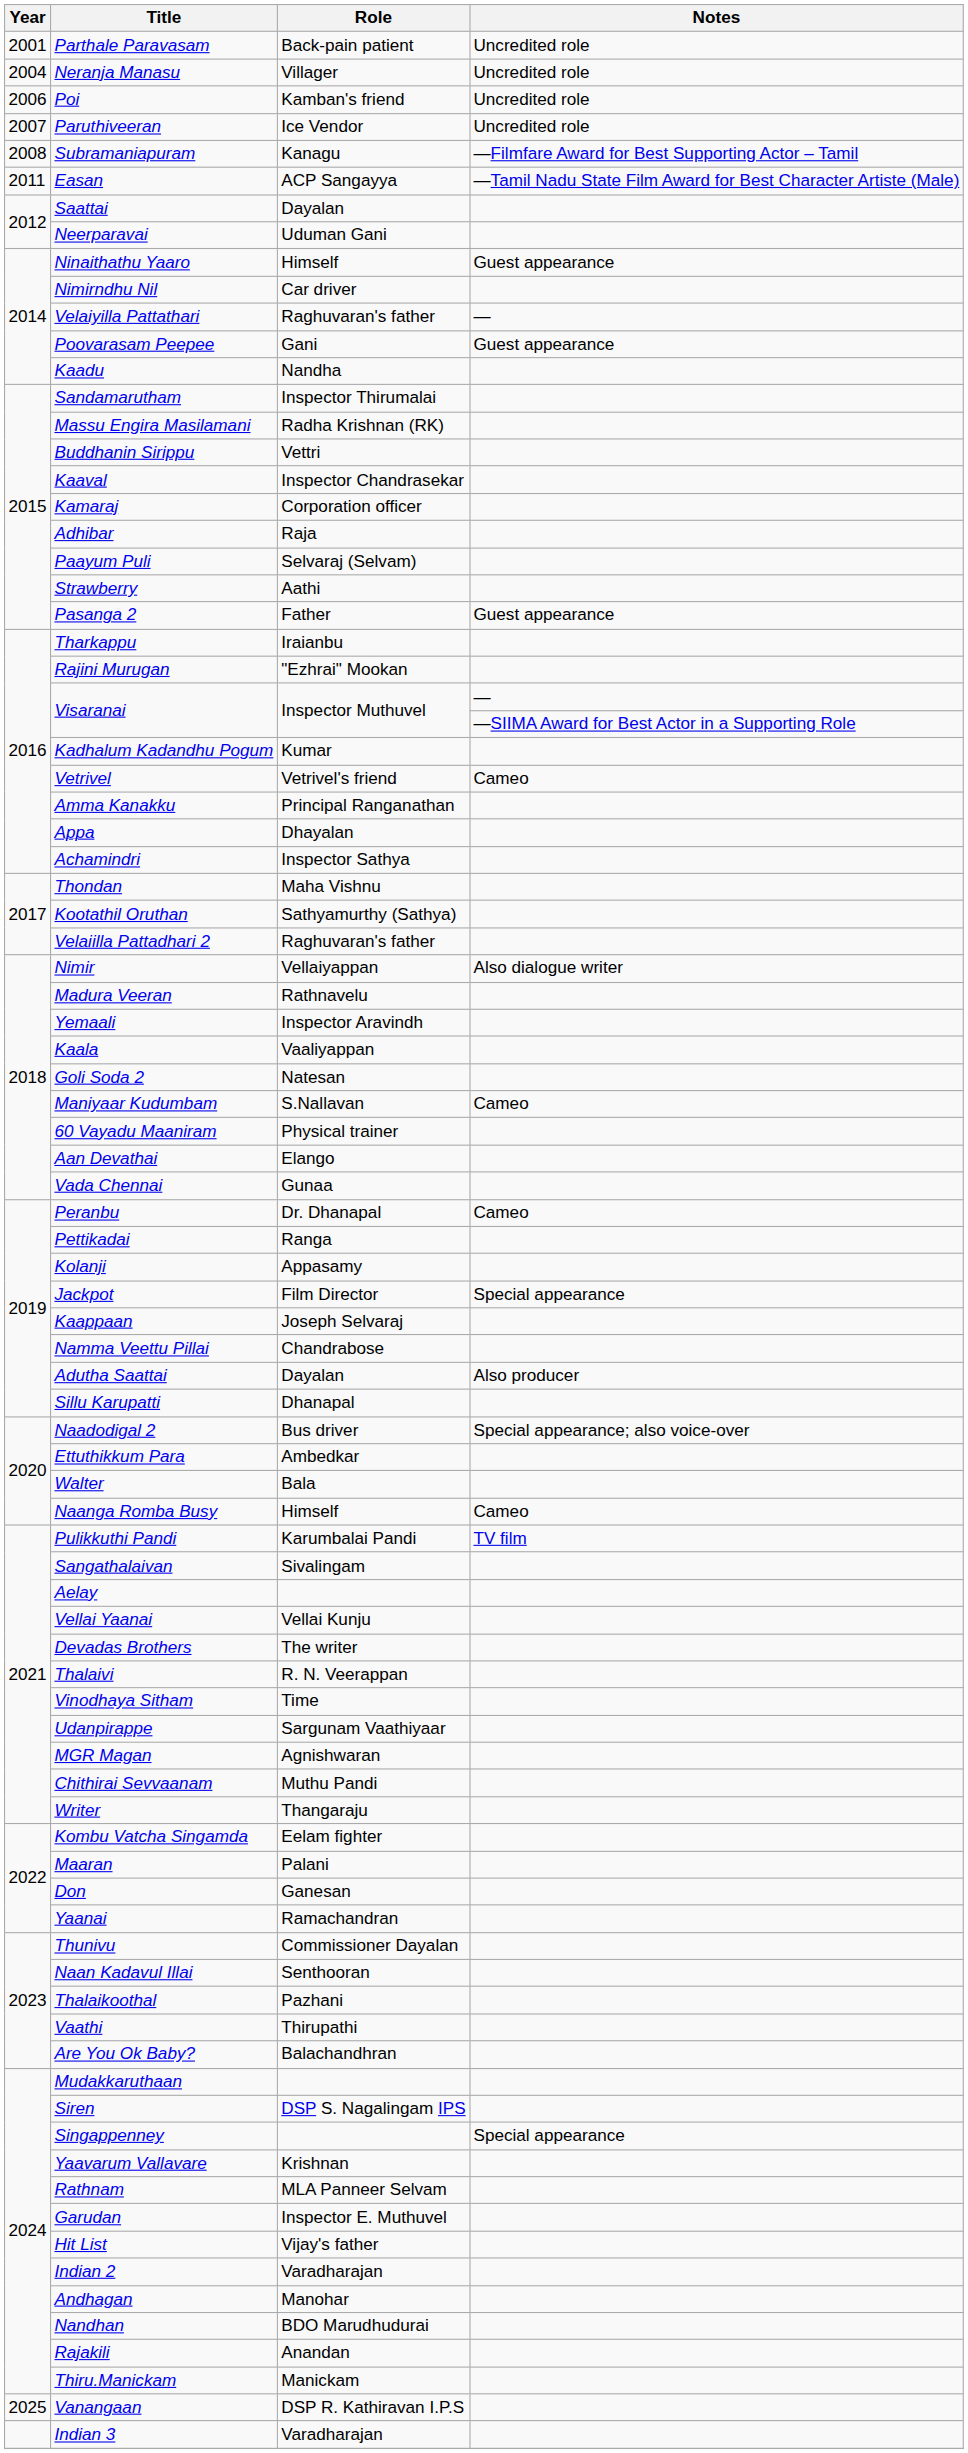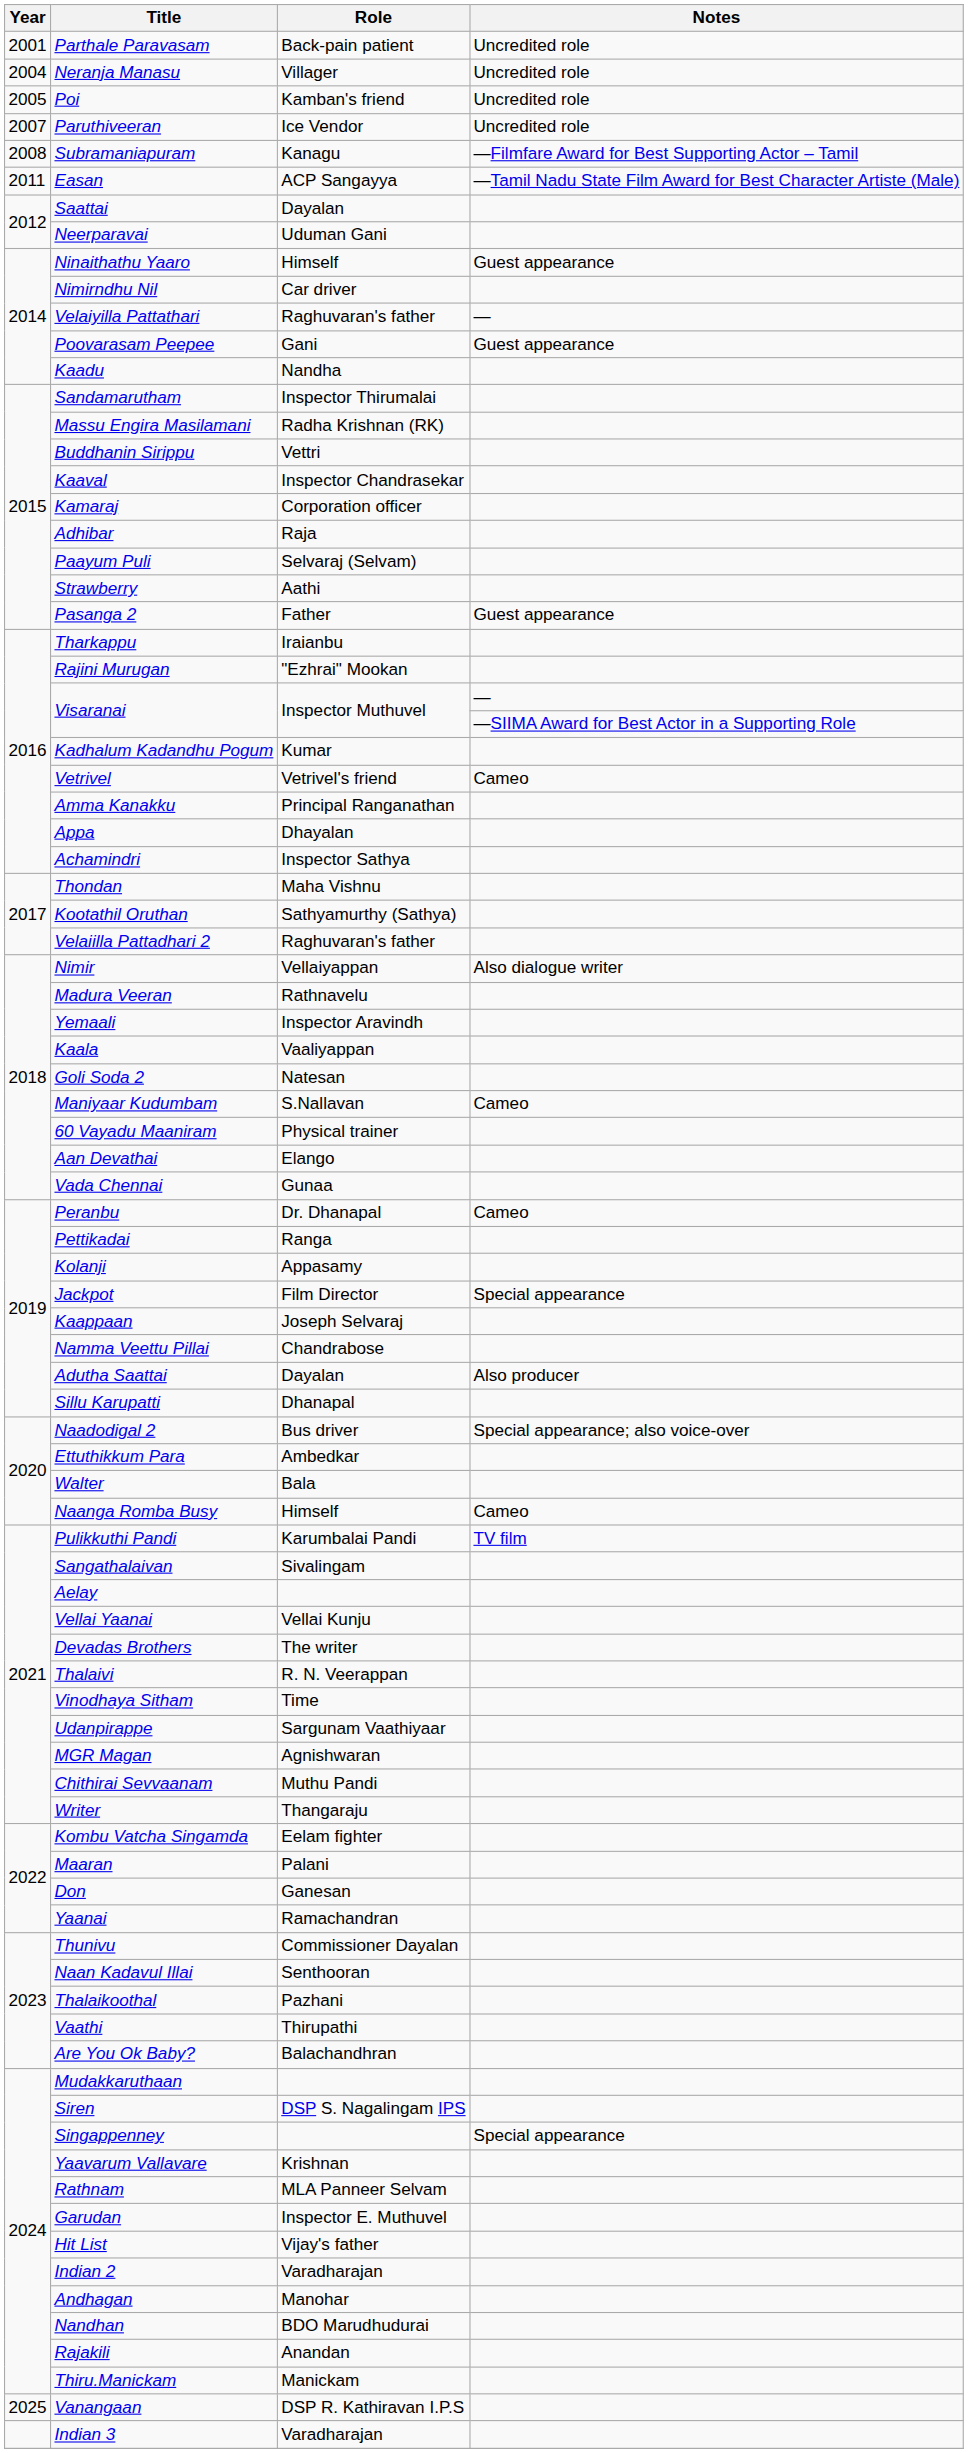(28, 99) 2006 -> (28, 99) 2005
